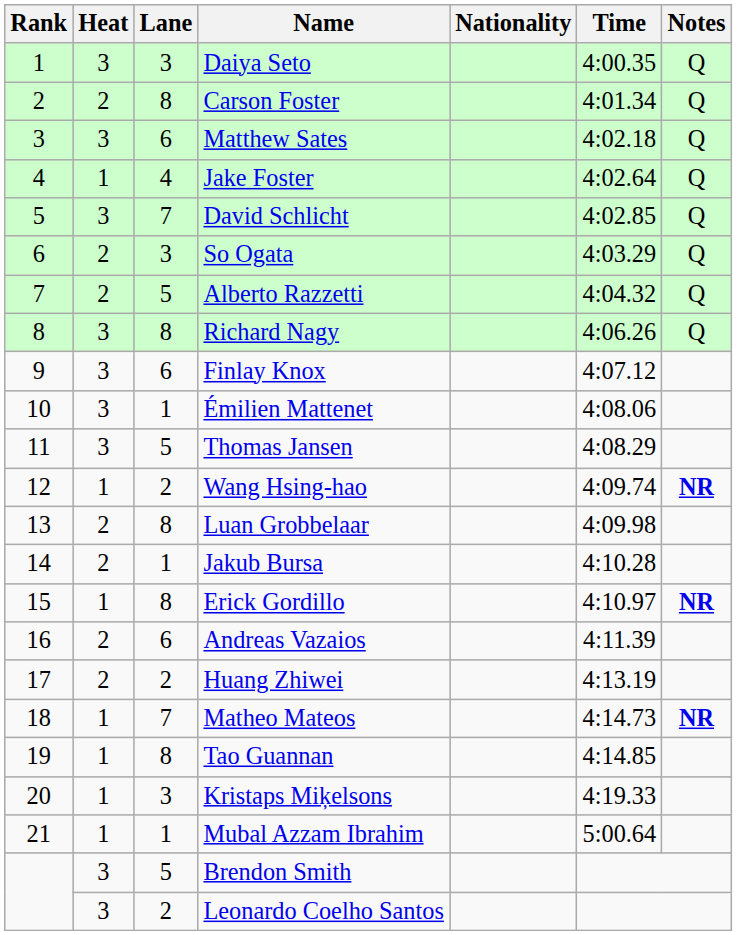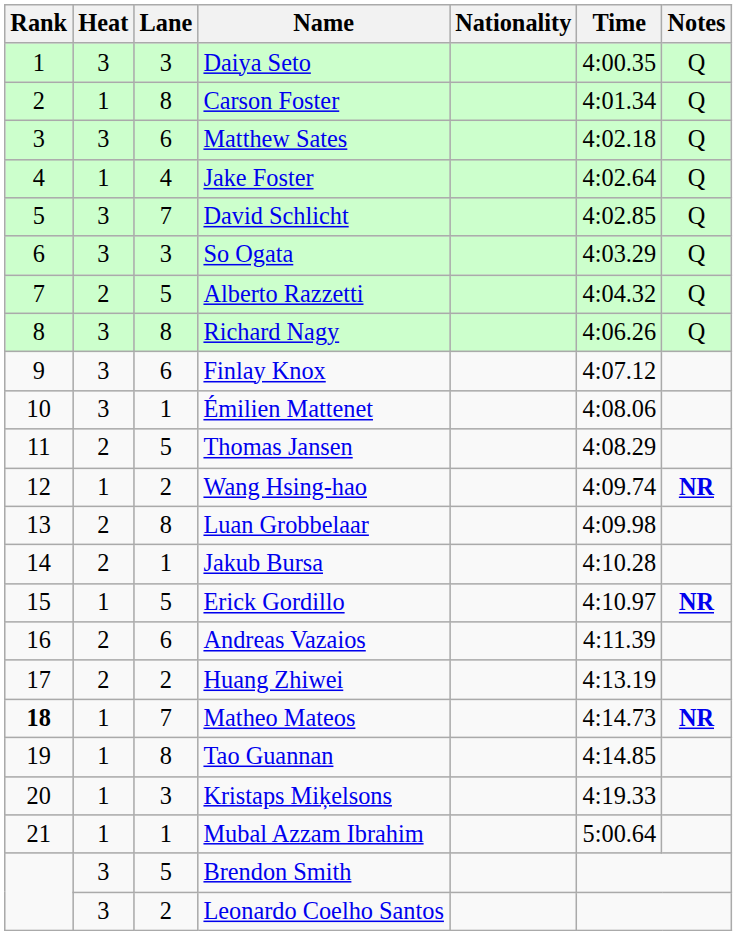(103, 100) 2 -> (103, 100) 1
(103, 255) 2 -> (103, 255) 3
(103, 448) 3 -> (103, 448) 2
(166, 602) 8 -> (166, 602) 5
(39, 718) normal -> (39, 718) bold
